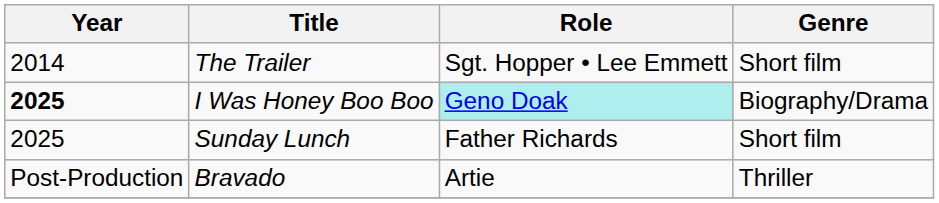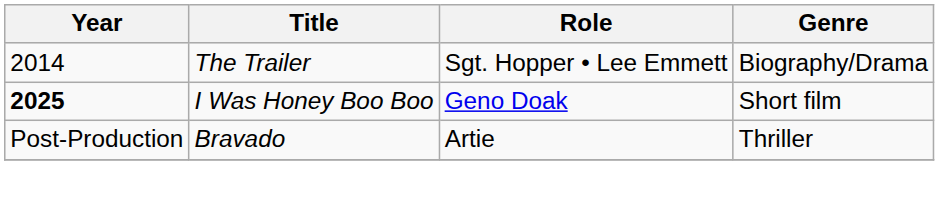(790, 62) Short film -> (833, 62) Biography/Drama
(506, 100) paleturquoise background -> (506, 100) no background
(833, 100) Biography/Drama -> (790, 100) Short film
- row: (272, 139)
